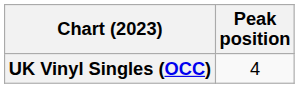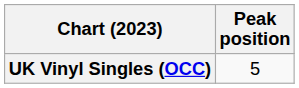(255, 68) 4 -> (255, 68) 5
